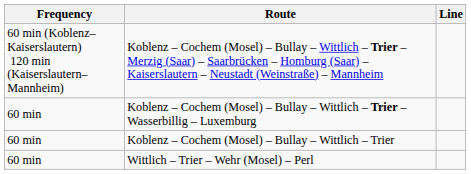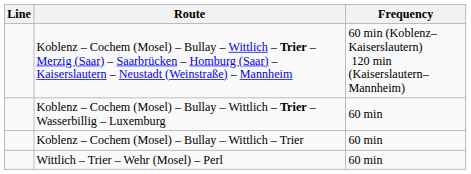columns swapped: (451, 14) <-> (64, 14)
